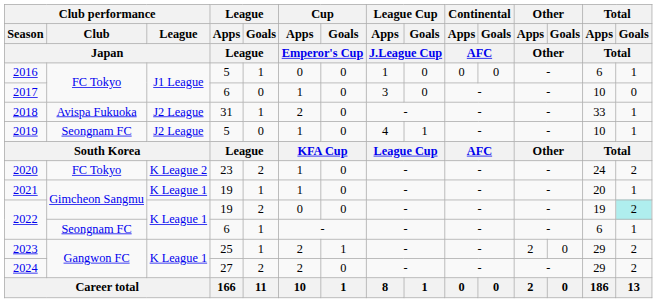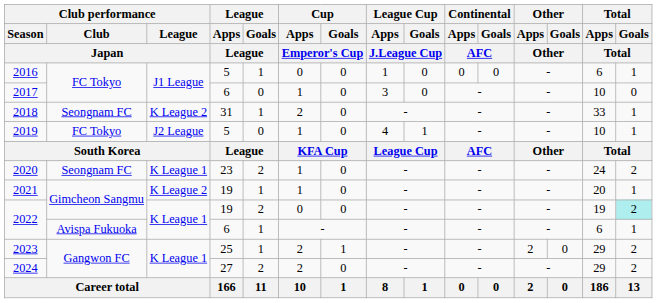(97, 111) Avispa Fukuoka -> (97, 111) Seongnam FC
(178, 111) J2 League -> (178, 111) K League 2
(97, 131) Seongnam FC -> (97, 131) FC Tokyo
(97, 170) FC Tokyo -> (97, 170) Seongnam FC
(178, 170) K League 2 -> (178, 170) K League 1
(178, 190) K League 1 -> (178, 190) K League 2
(97, 229) Seongnam FC -> (97, 229) Avispa Fukuoka
